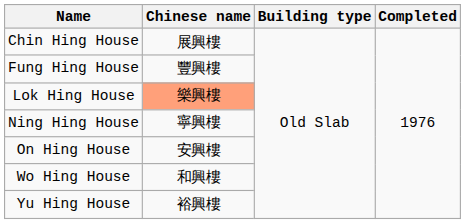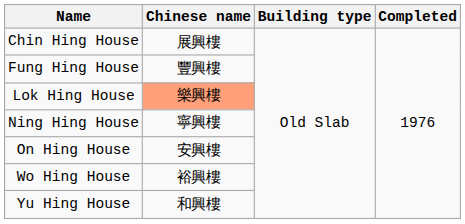(198, 178) 和興樓 -> (198, 178) 裕興樓
(198, 205) 裕興樓 -> (198, 205) 和興樓
